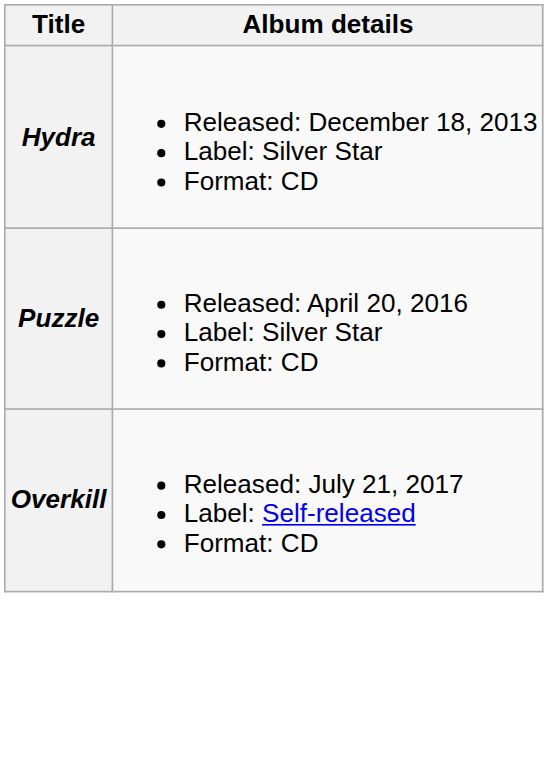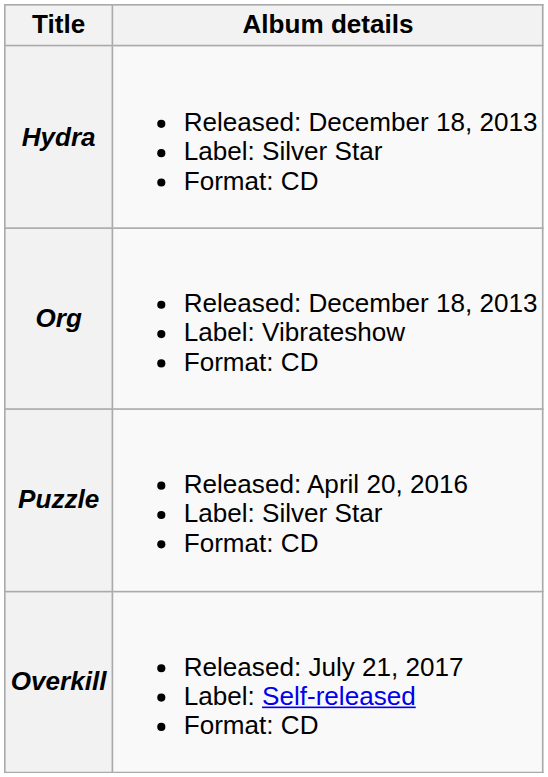+ row: (59, 318)
